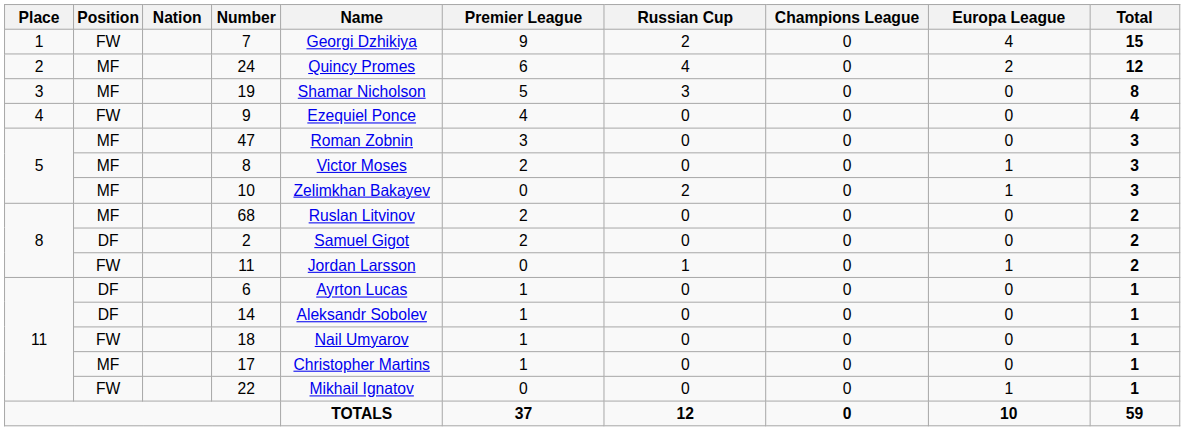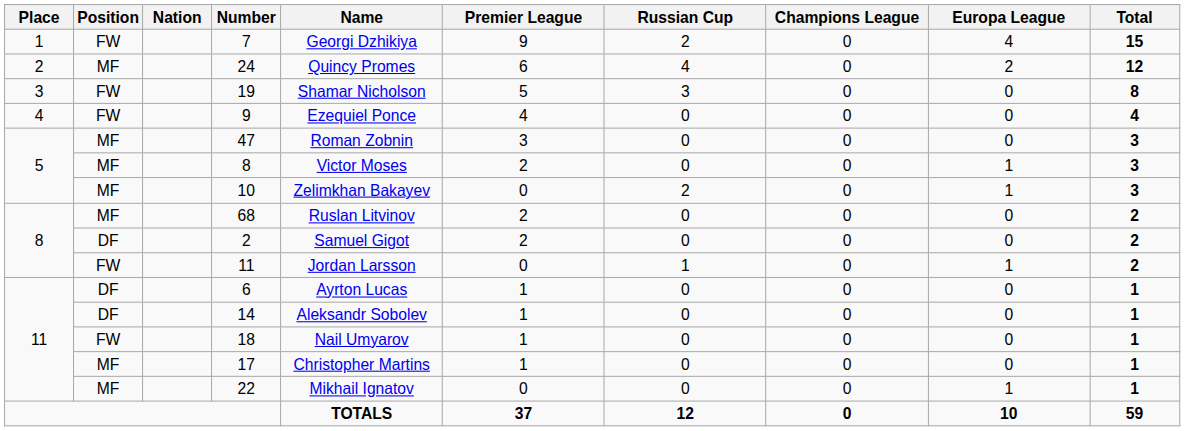(108, 91) MF -> (108, 91) FW
(108, 389) FW -> (108, 389) MF
